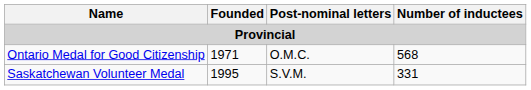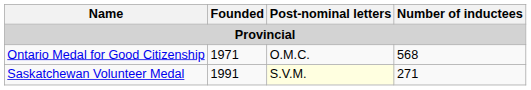(225, 74) 1995 -> (225, 74) 1991
(288, 74) no background -> (288, 74) lightyellow background
(408, 74) 331 -> (408, 74) 271
